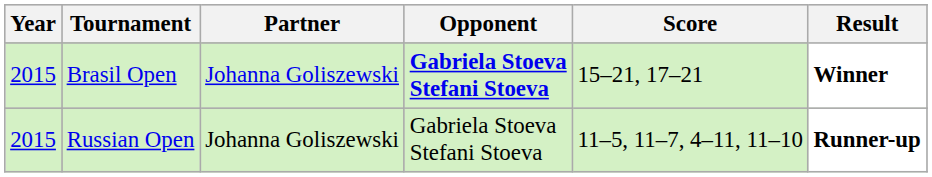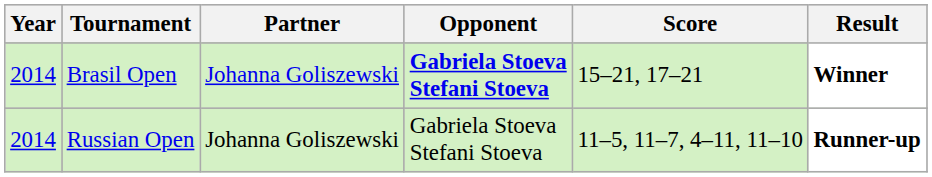(33, 75) 2015 -> (33, 75) 2014
(33, 139) 2015 -> (33, 139) 2014
